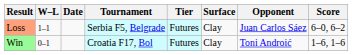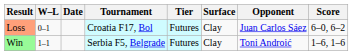(44, 28) 1–1 -> (44, 28) 0–1
(126, 27) Serbia F5, Belgrade -> (120, 27) Croatia F17, Bol
(44, 43) 0–1 -> (44, 43) 1–1
(120, 43) Croatia F17, Bol -> (126, 43) Serbia F5, Belgrade
